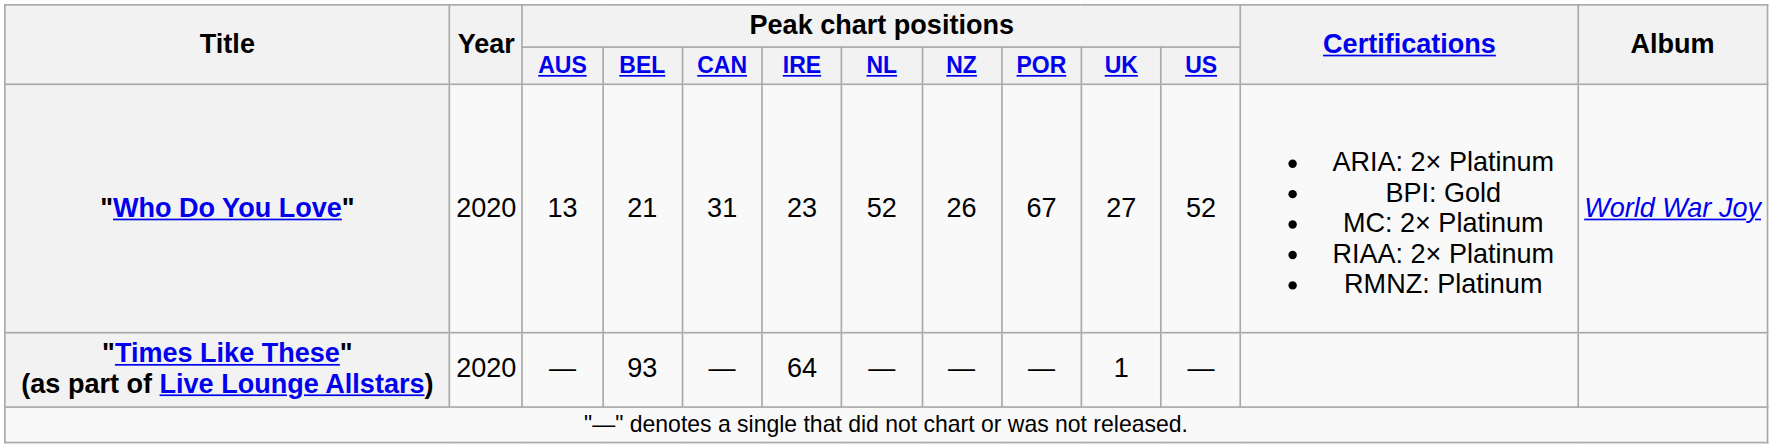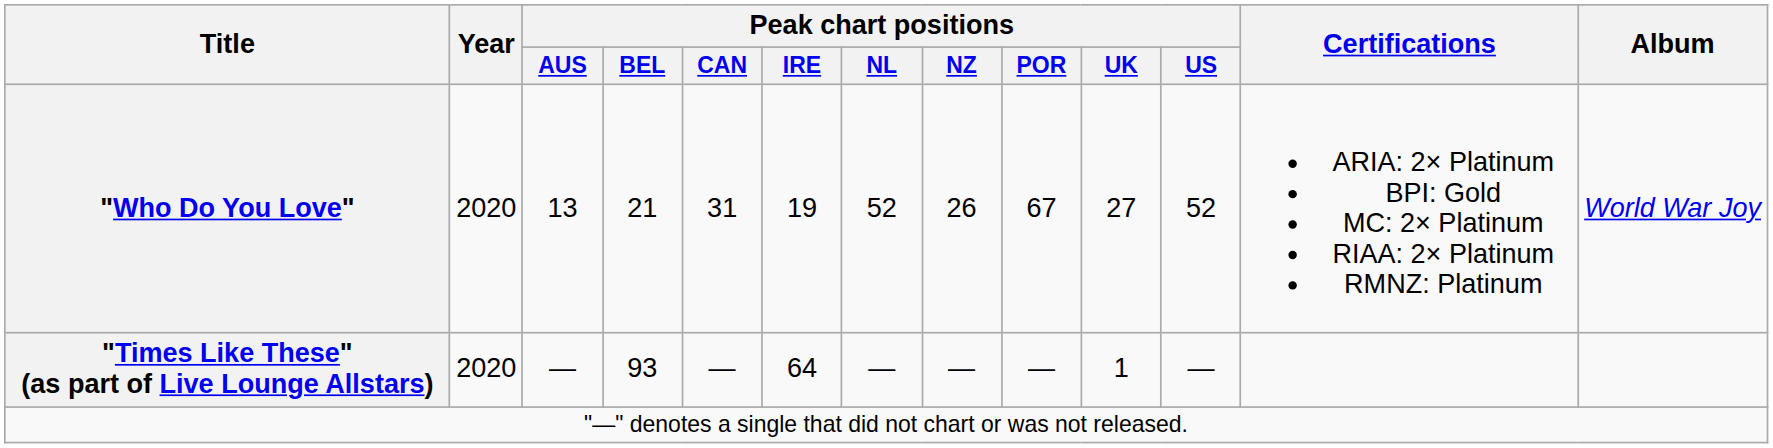(802, 208) 23 -> (802, 208) 19
